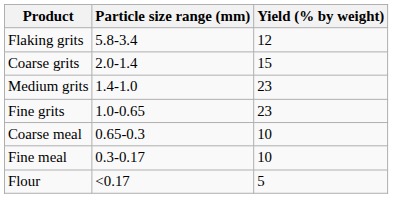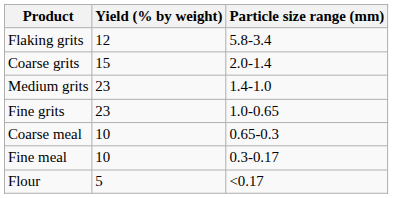columns swapped: (173, 16) <-> (321, 16)
